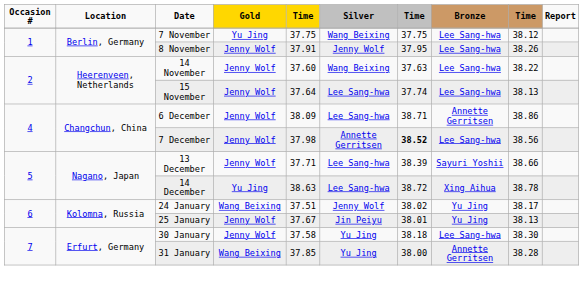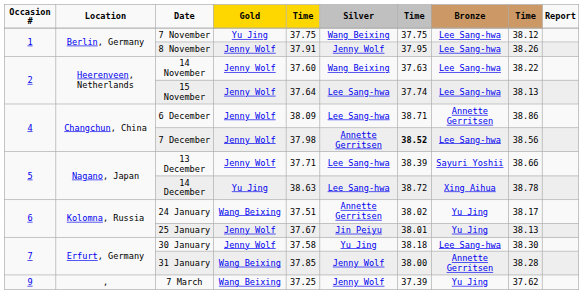(359, 206) Jenny Wolf -> (359, 211) Annette Gerritsen
(359, 253) Yu Jing -> (359, 263) Jenny Wolf
+ row: (184, 282)
